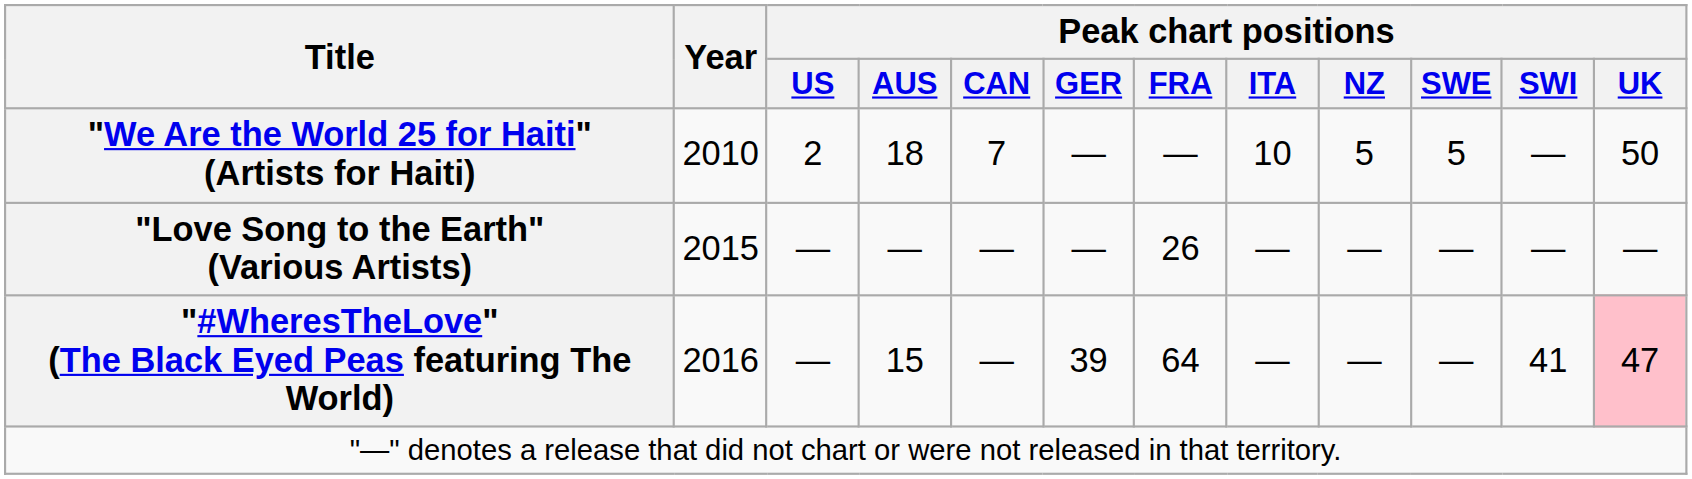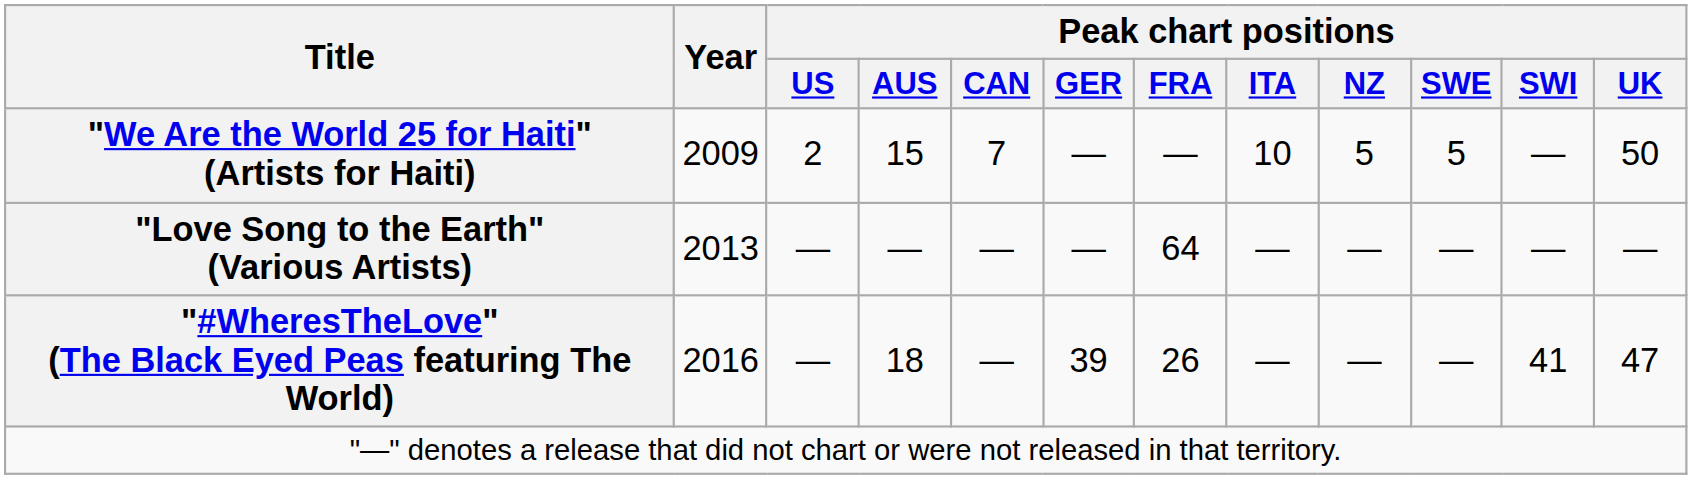(721, 154) 2010 -> (721, 154) 2009
(905, 154) 18 -> (905, 154) 15
(721, 247) 2015 -> (721, 247) 2013
(1181, 247) 26 -> (1181, 247) 64
(905, 360) 15 -> (905, 360) 18
(1181, 360) 64 -> (1181, 360) 26
(1640, 360) pink background -> (1640, 360) no background
